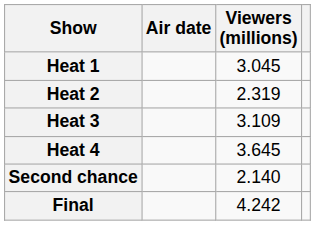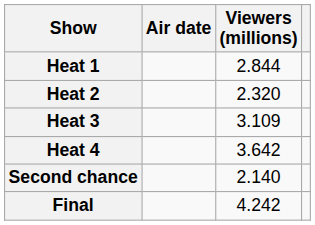(259, 66) 3.045 -> (259, 66) 2.844
(259, 94) 2.319 -> (259, 94) 2.320
(259, 149) 3.645 -> (259, 149) 3.642
